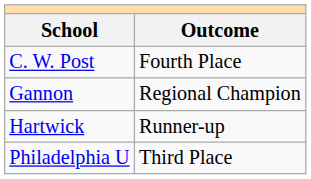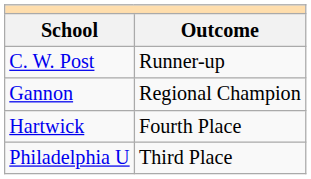(190, 61) Fourth Place -> (182, 61) Runner-up
(182, 125) Runner-up -> (190, 125) Fourth Place
